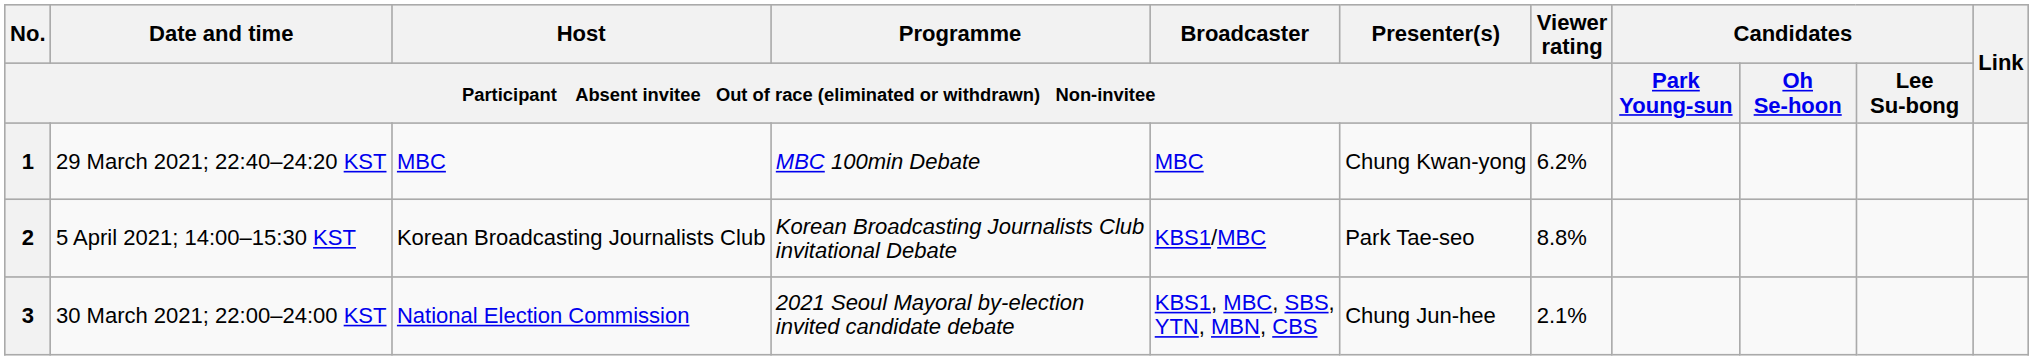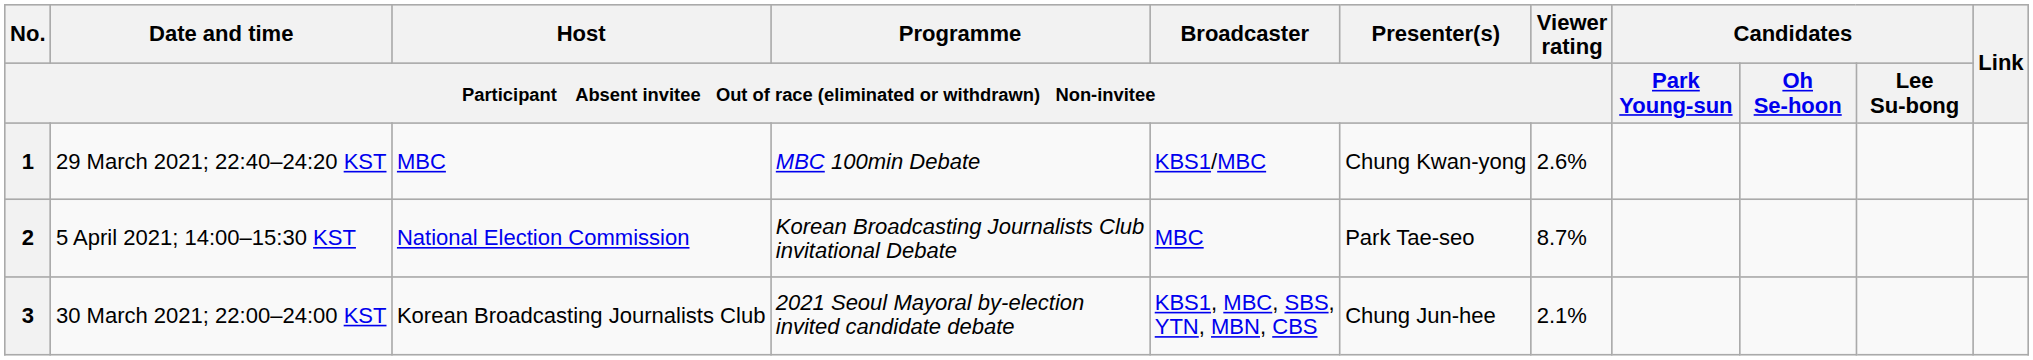(1179, 161) MBC -> (1210, 161) KBS1/MBC
(1562, 161) 6.2% -> (1562, 161) 2.6%
(581, 238) Korean Broadcasting Journalists Club -> (543, 238) National Election Commission
(1210, 238) KBS1/MBC -> (1179, 238) MBC
(1562, 238) 8.8% -> (1562, 238) 8.7%
(543, 315) National Election Commission -> (581, 315) Korean Broadcasting Journalists Club
